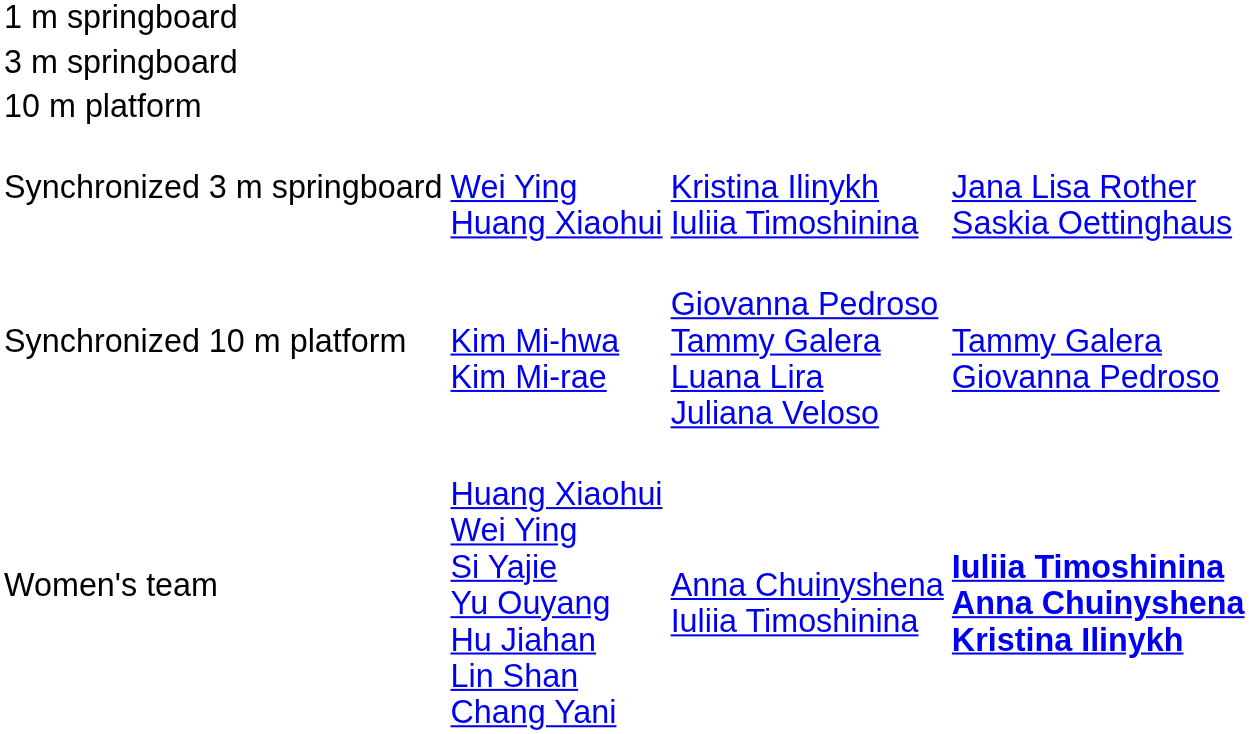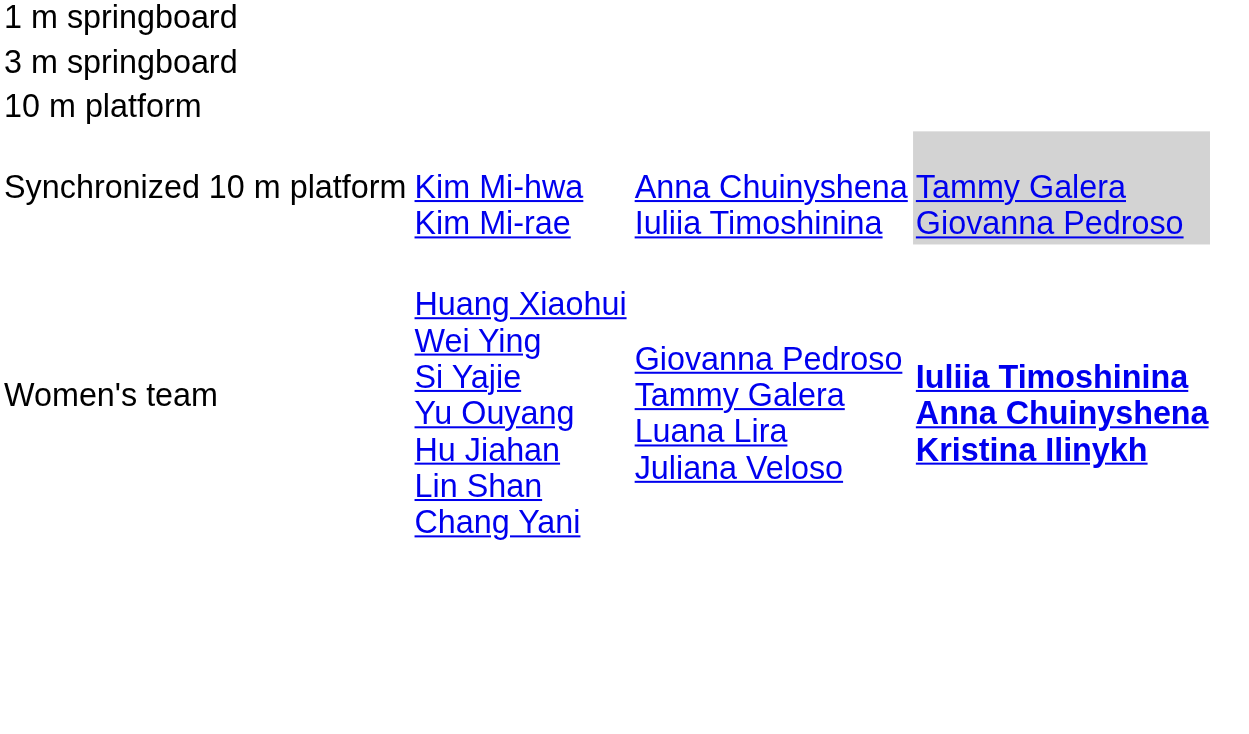- row: (223, 187)
(804, 359) Giovanna Pedroso Tammy Galera Luana Lira Juliana Veloso -> (771, 205) Anna Chuinyshena Iuliia Timoshinina
(1086, 359) no background -> (1050, 205) lightgrey background
(807, 603) Anna Chuinyshena Iuliia Timoshinina -> (769, 413) Giovanna Pedroso Tammy Galera Luana Lira Juliana Veloso
